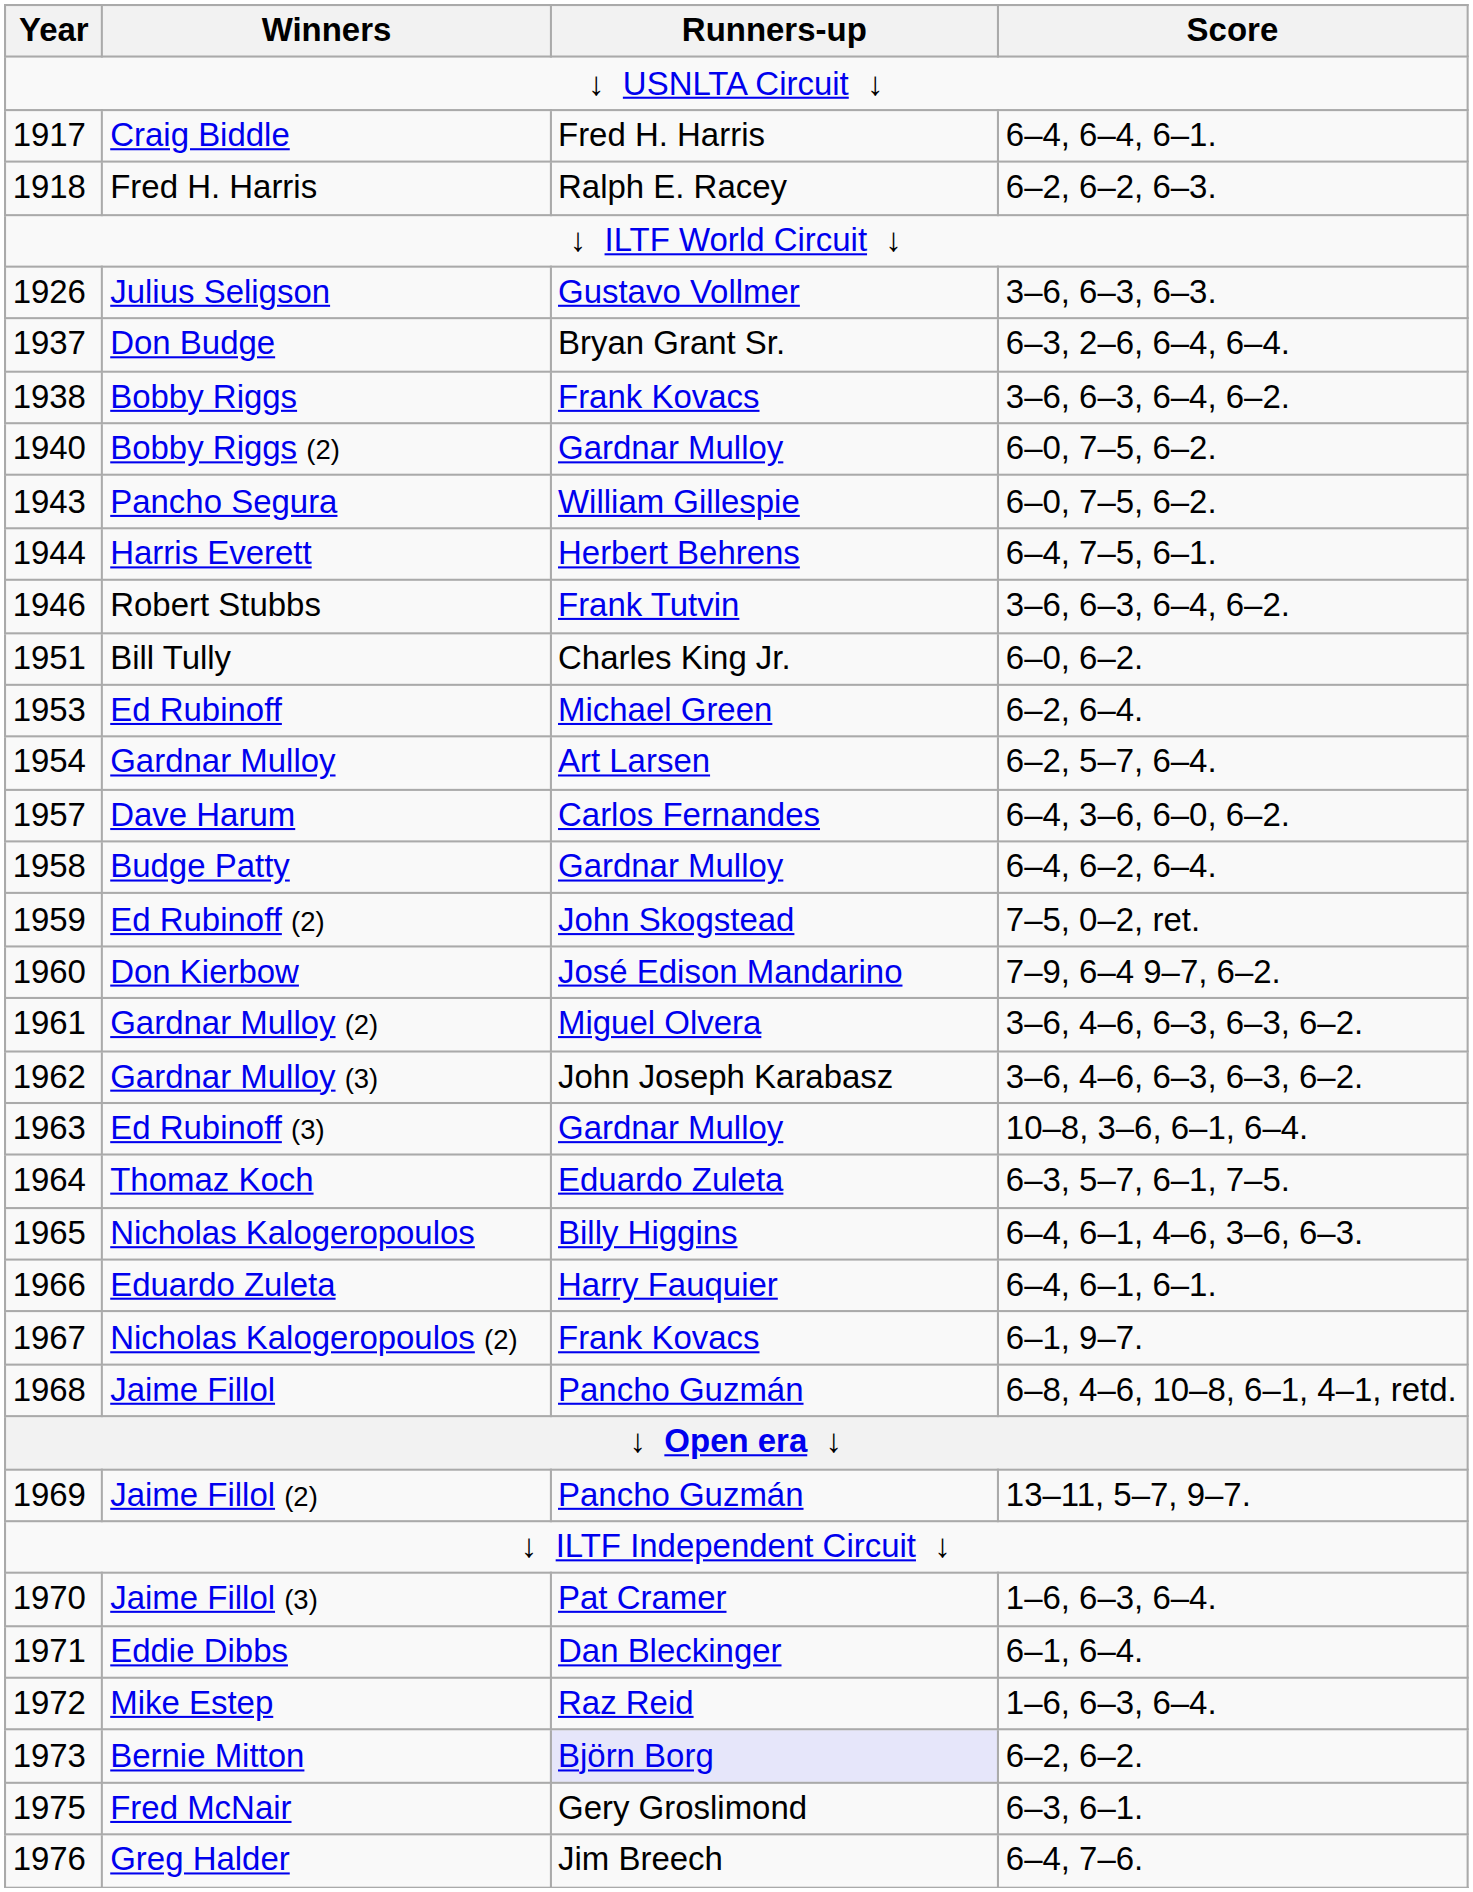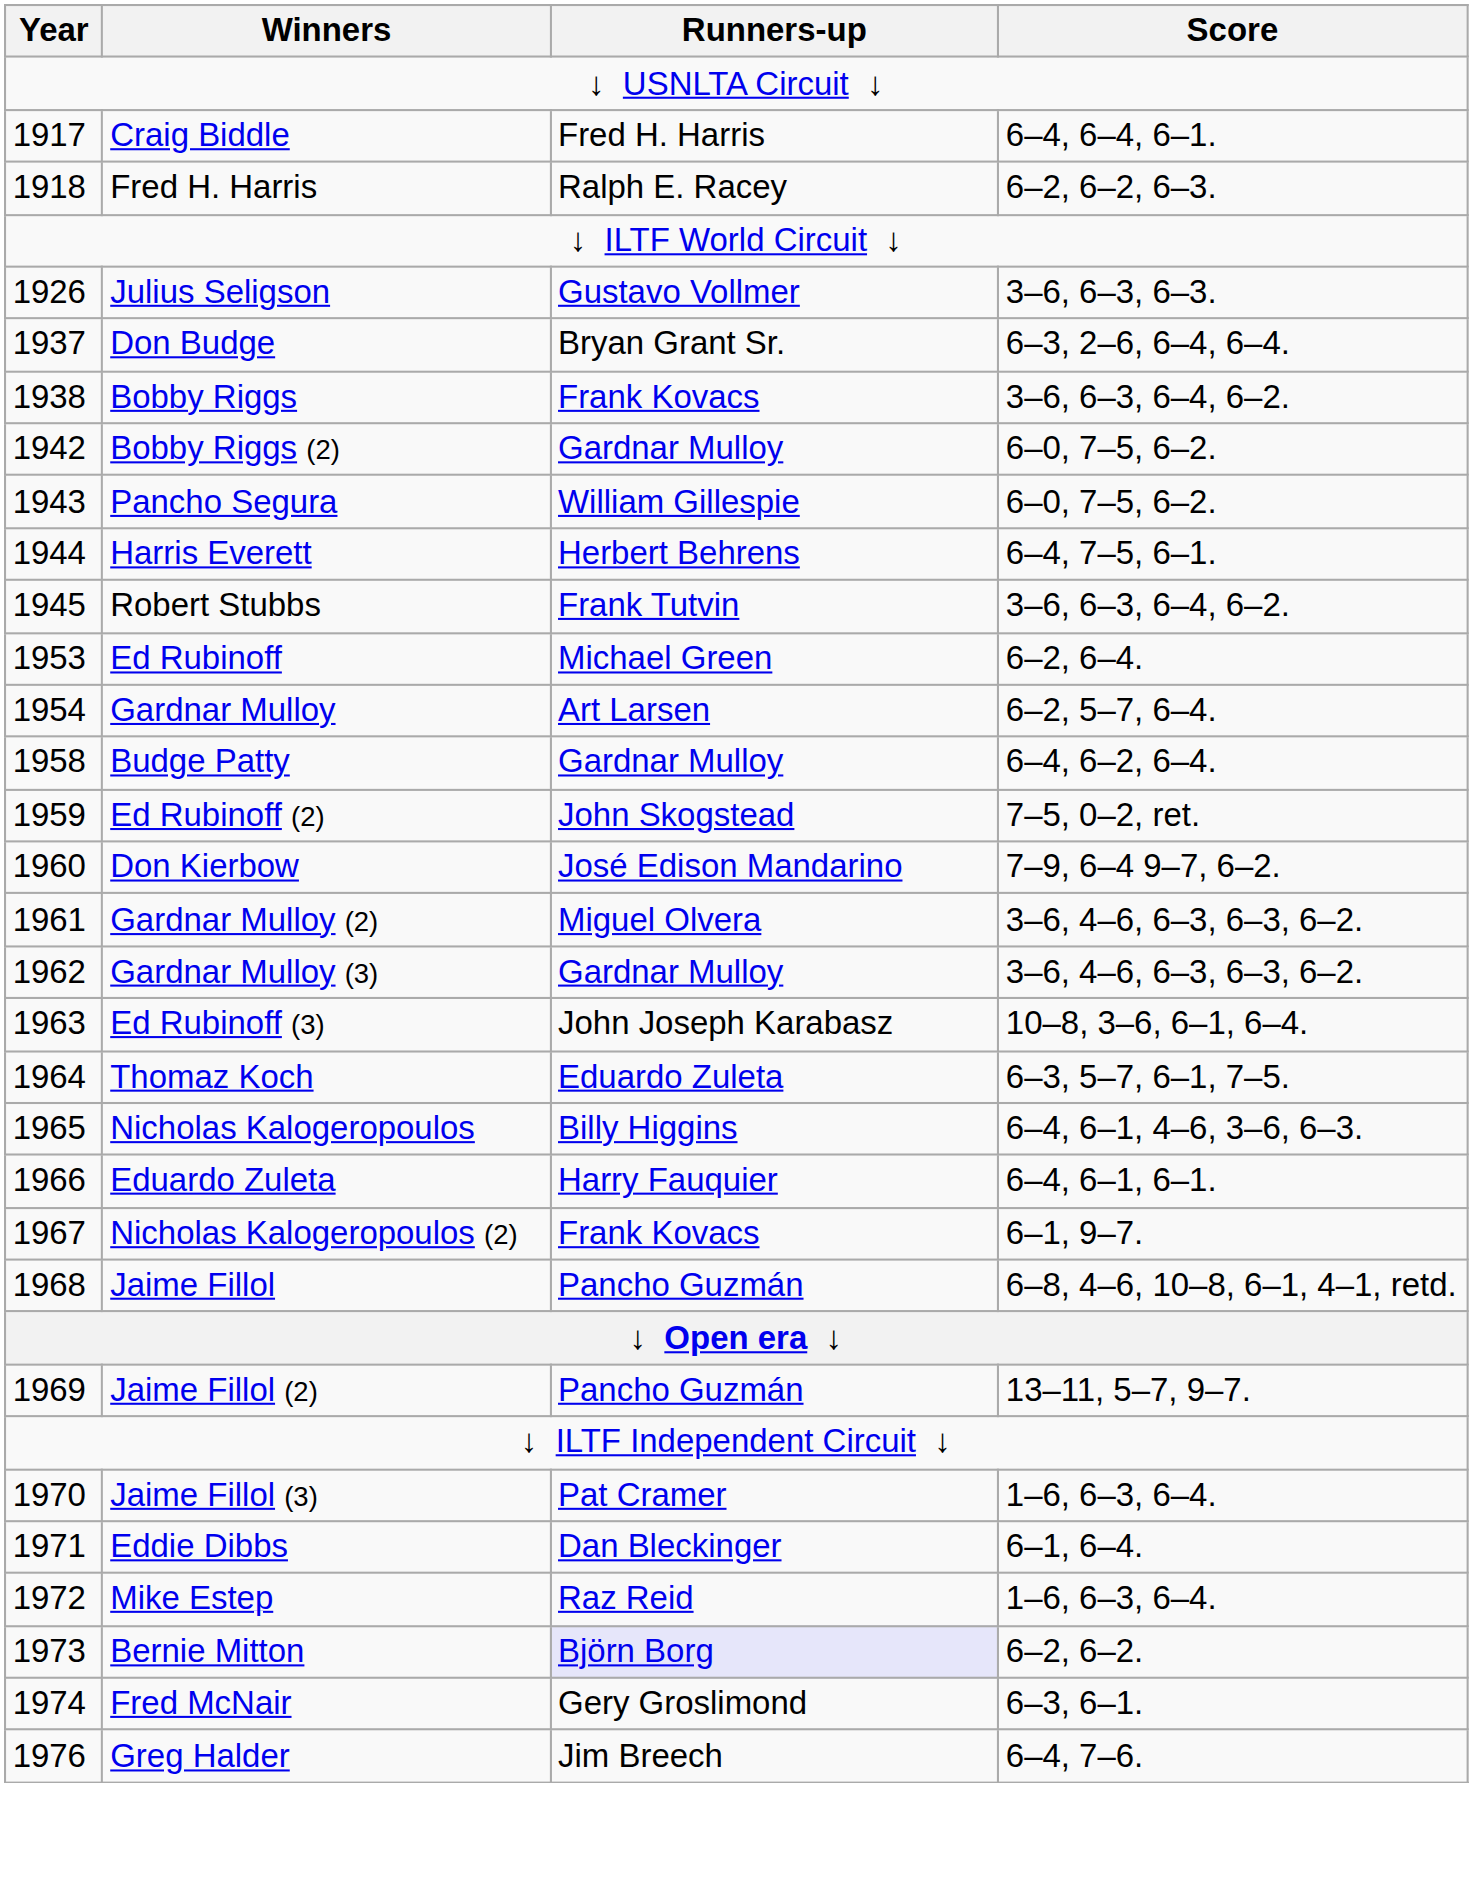(49, 448) 1940 -> (49, 448) 1942
(49, 605) 1946 -> (49, 605) 1945
- row: (171, 657)
- row: (203, 814)
(726, 1076) John Joseph Karabasz -> (671, 971) Gardnar Mulloy
(671, 1128) Gardnar Mulloy -> (726, 1023) John Joseph Karabasz
(49, 1807) 1975 -> (49, 1703) 1974
